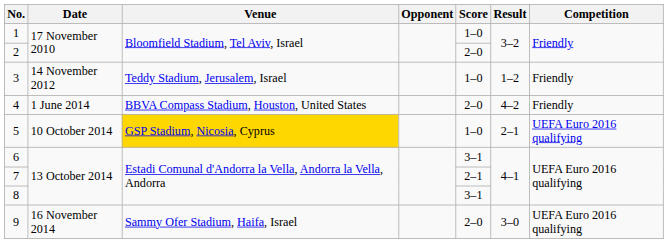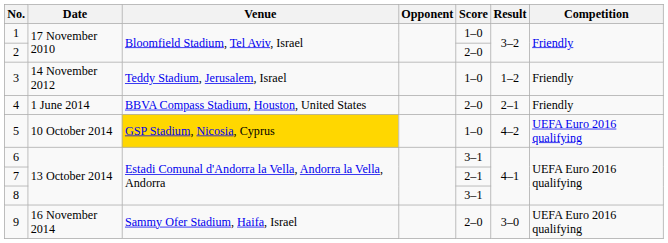(510, 104) 4–2 -> (510, 104) 2–1
(510, 131) 2–1 -> (510, 131) 4–2
